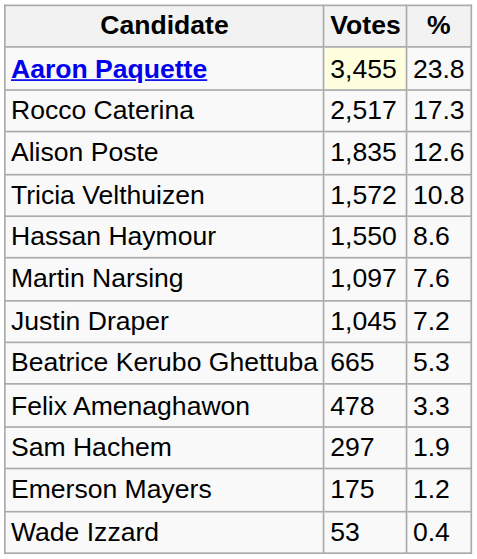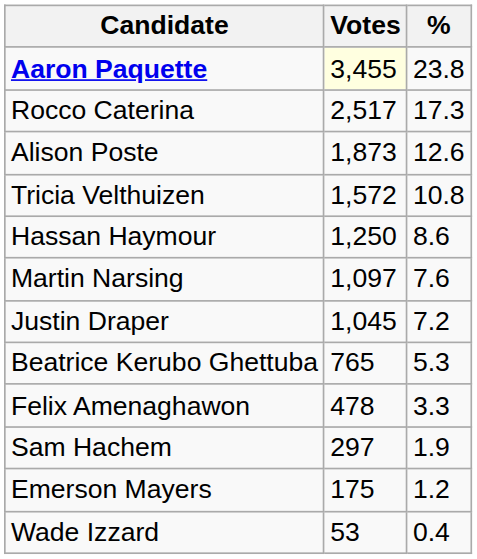(364, 152) 1,835 -> (364, 152) 1,873
(364, 236) 1,550 -> (364, 236) 1,250
(352, 363) 665 -> (352, 363) 765
